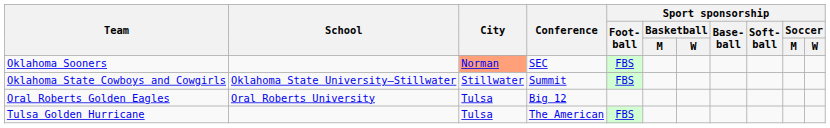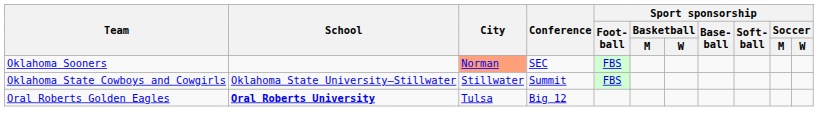(303, 98) normal -> (303, 98) bold
- row: (76, 115)
